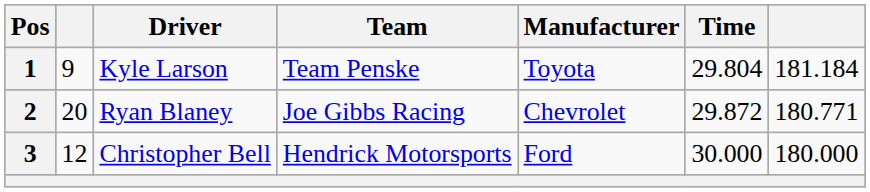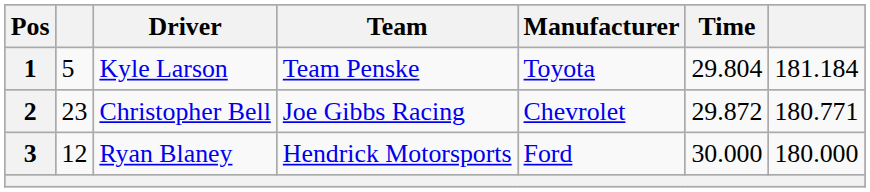(68, 68) 9 -> (68, 68) 5
(74, 111) 20 -> (74, 111) 23
(166, 111) Ryan Blaney -> (185, 111) Christopher Bell
(185, 153) Christopher Bell -> (166, 153) Ryan Blaney
